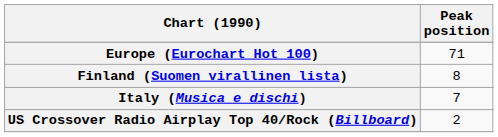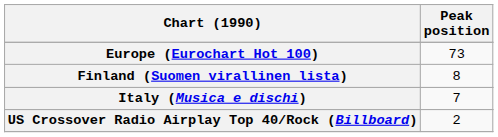(457, 54) 71 -> (457, 54) 73
